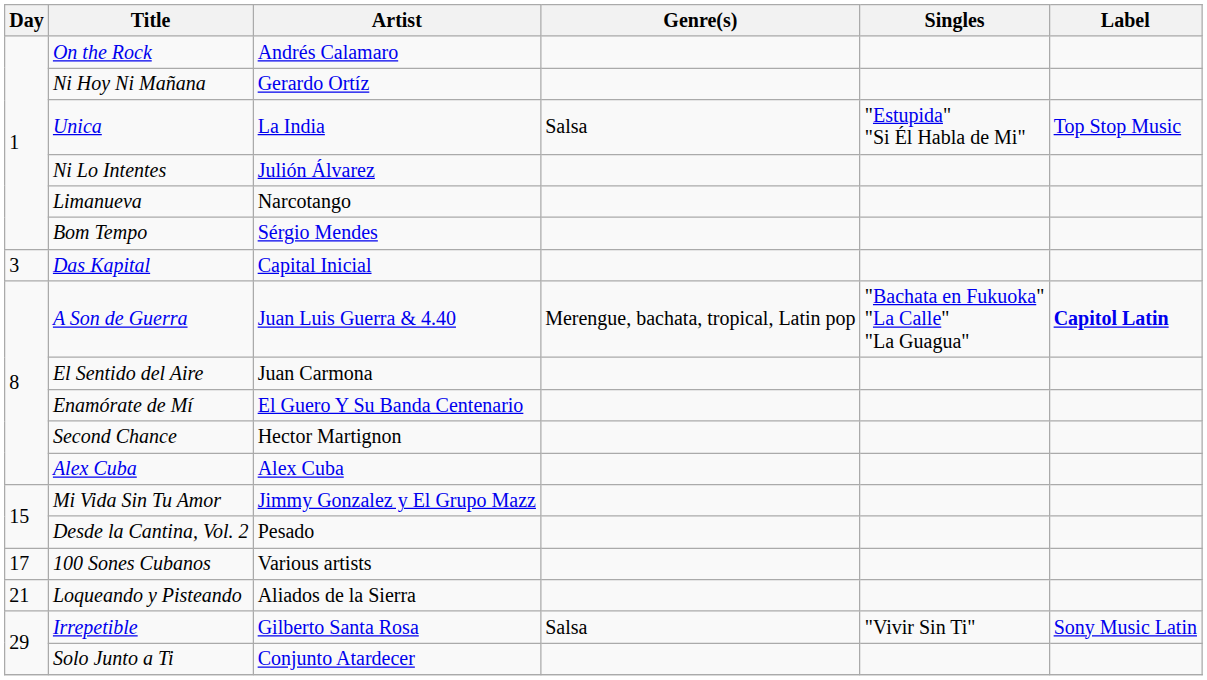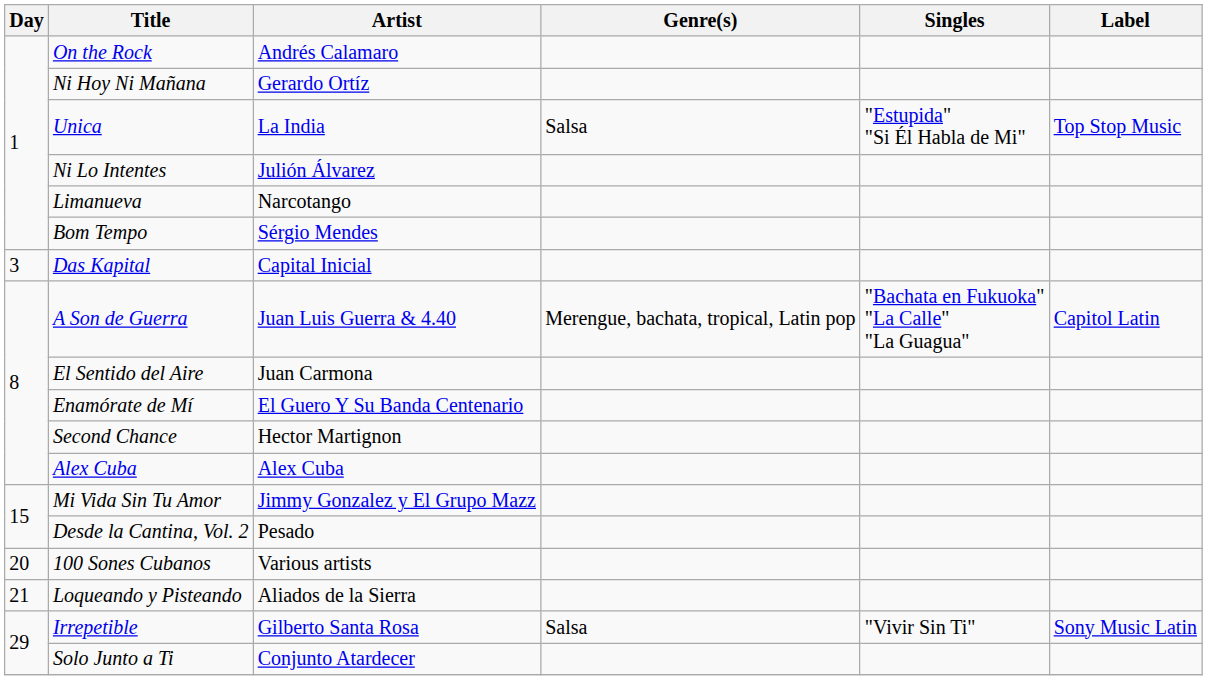(1111, 319) bold -> (1107, 319) normal
(19, 563) 17 -> (19, 563) 20
